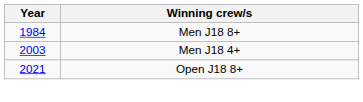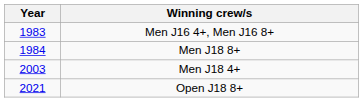+ row: (210, 32)
